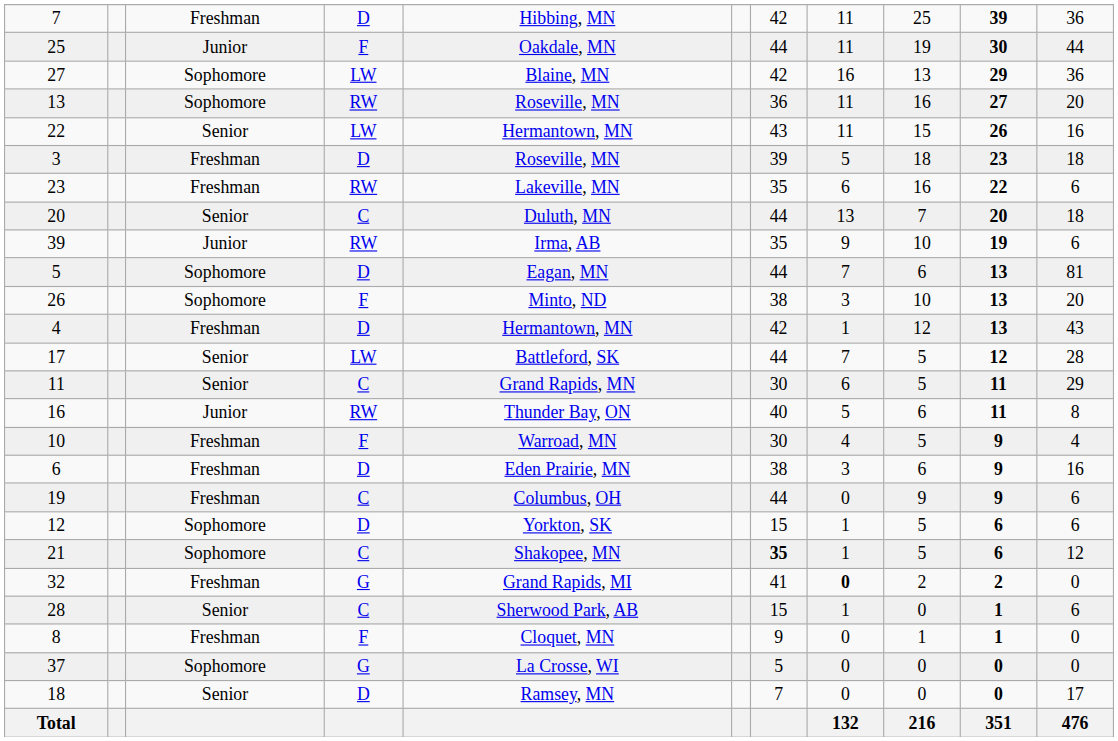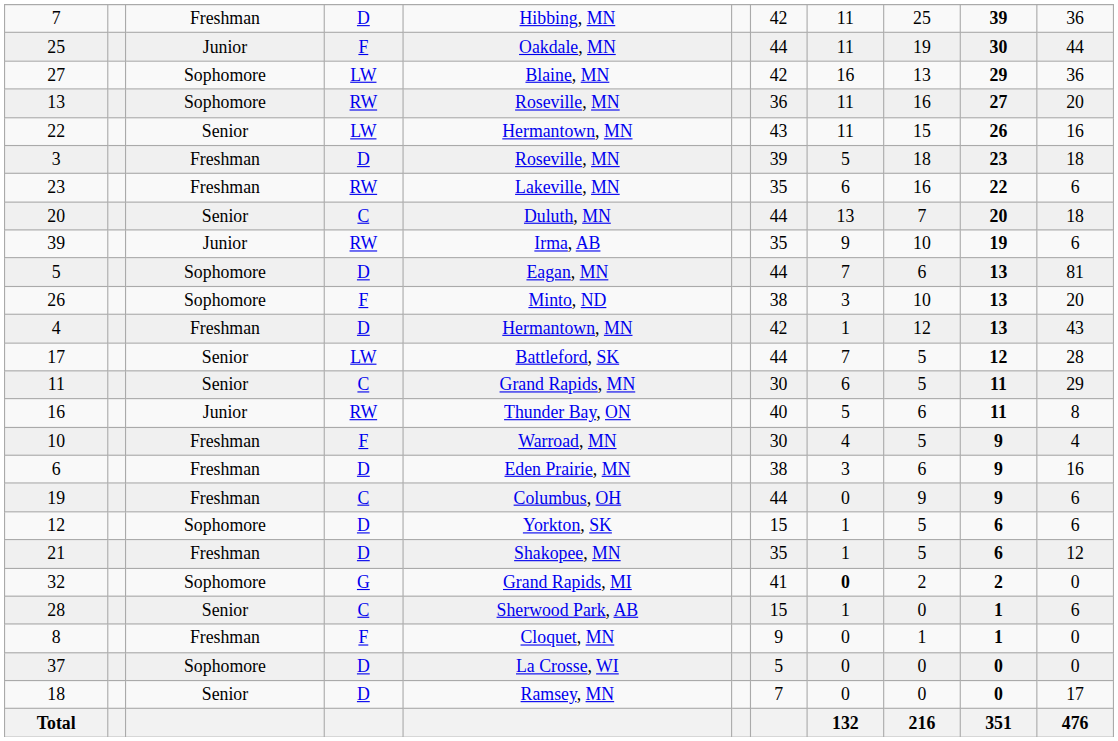(225, 553) Sophomore -> (225, 553) Freshman
(363, 553) C -> (363, 553) D
(779, 553) bold -> (779, 553) normal
(225, 581) Freshman -> (225, 581) Sophomore
(363, 666) G -> (363, 666) D
